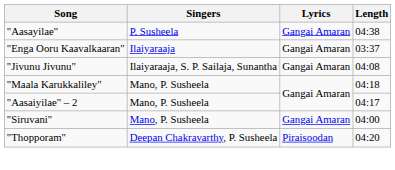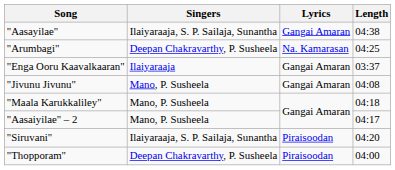(154, 31) P. Susheela -> (203, 31) Ilaiyaraaja, S. P. Sailaja, Sunantha
+ row: (33, 49)
(203, 66) Ilaiyaraaja, S. P. Sailaja, Sunantha -> (169, 84) Mano, P. Susheela
(169, 120) Mano, P. Susheela -> (203, 138) Ilaiyaraaja, S. P. Sailaja, Sunantha
(316, 120) Gangai Amaran -> (308, 138) Piraisoodan
(367, 120) 04:00 -> (367, 138) 04:20
(367, 138) 04:20 -> (367, 155) 04:00
